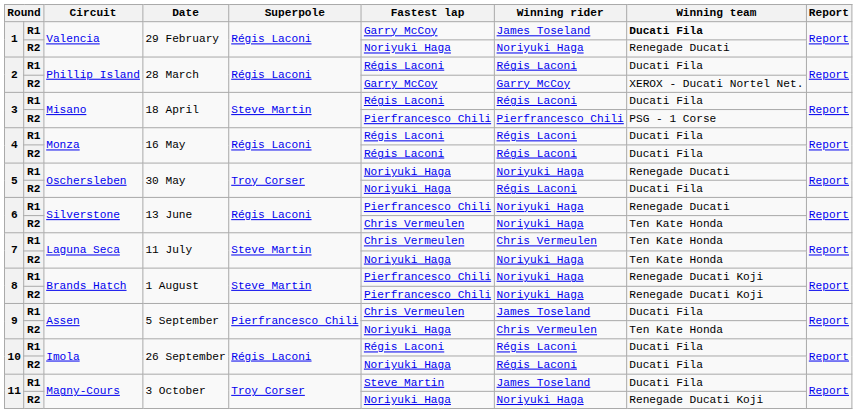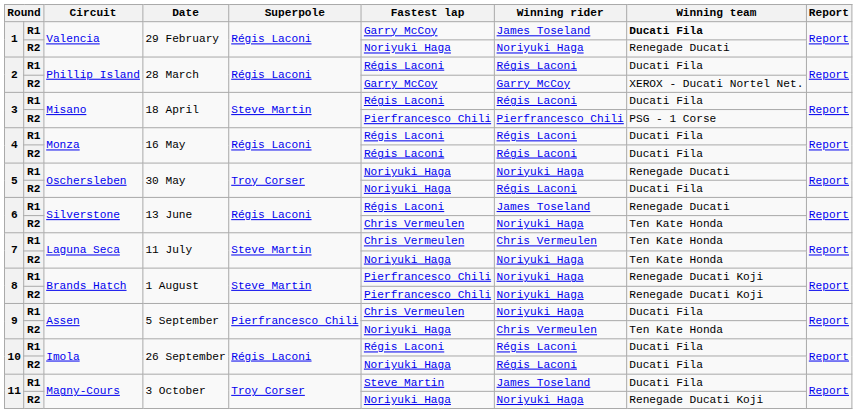(428, 207) Pierfrancesco Chili -> (404, 207) Régis Laconi
(540, 207) Noriyuki Haga -> (543, 207) James Toseland
(543, 312) James Toseland -> (540, 312) Noriyuki Haga
